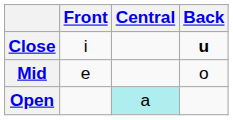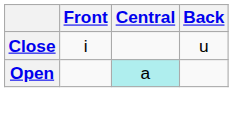(204, 45) bold -> (204, 45) normal
- row: (32, 73)
